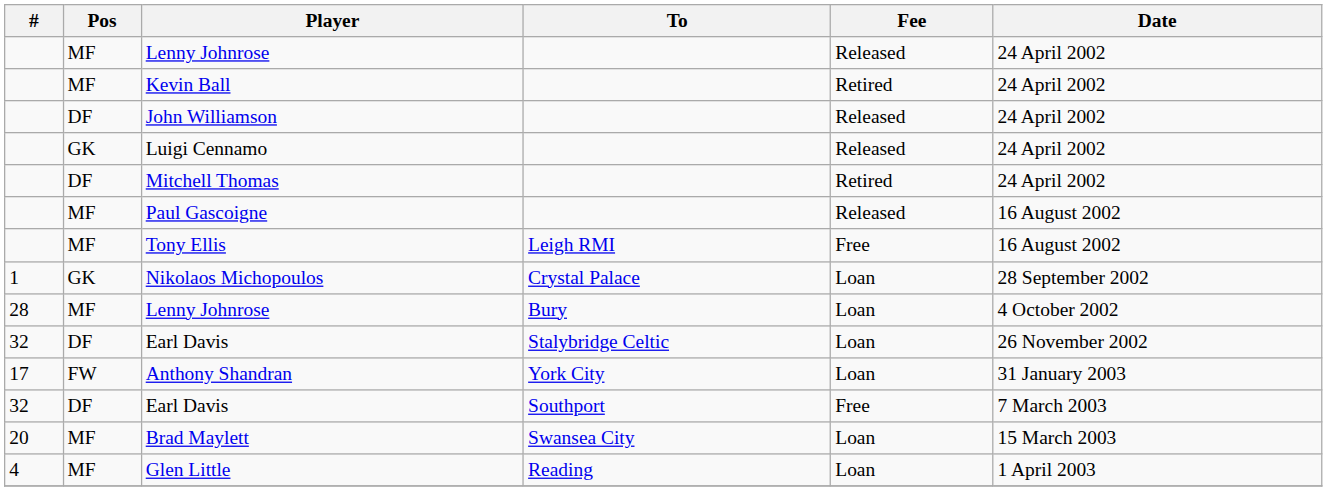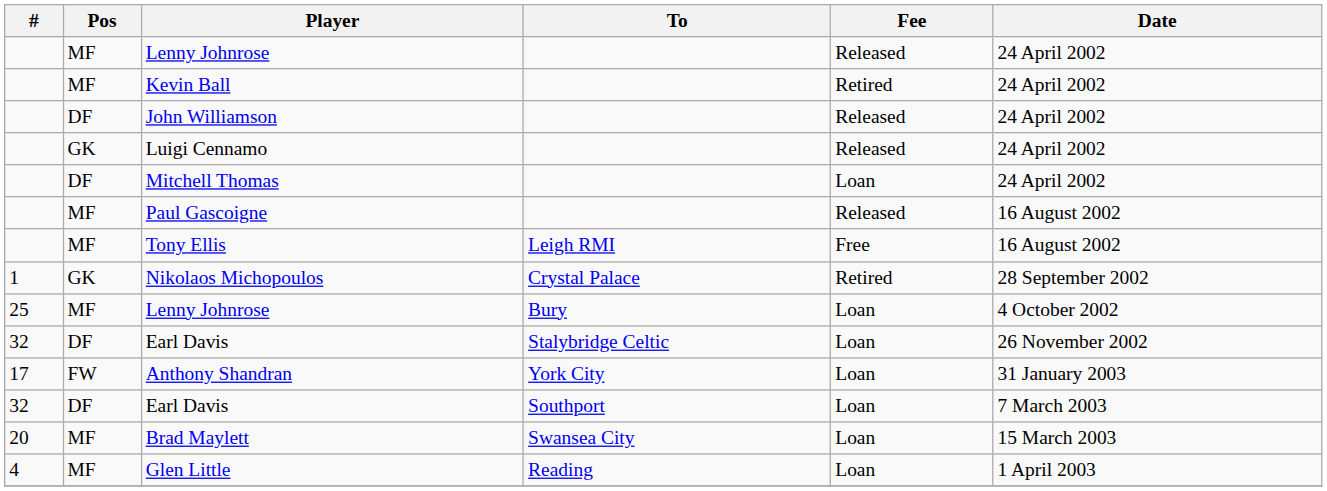(864, 181) Retired -> (855, 181) Loan
(855, 277) Loan -> (864, 277) Retired
(19, 309) 28 -> (19, 309) 25
(853, 405) Free -> (855, 405) Loan
